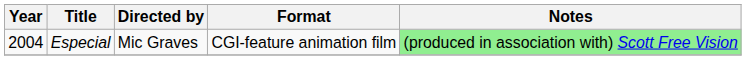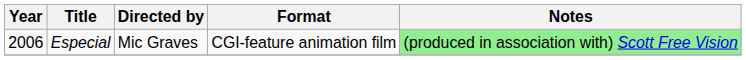(26, 42) 2004 -> (26, 42) 2006
